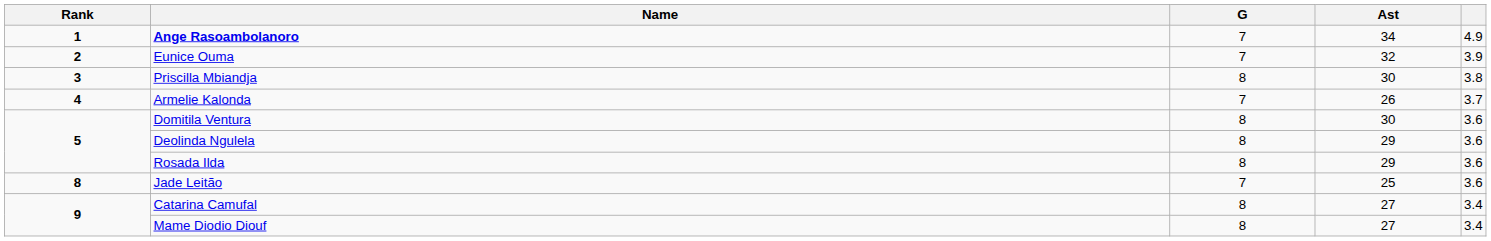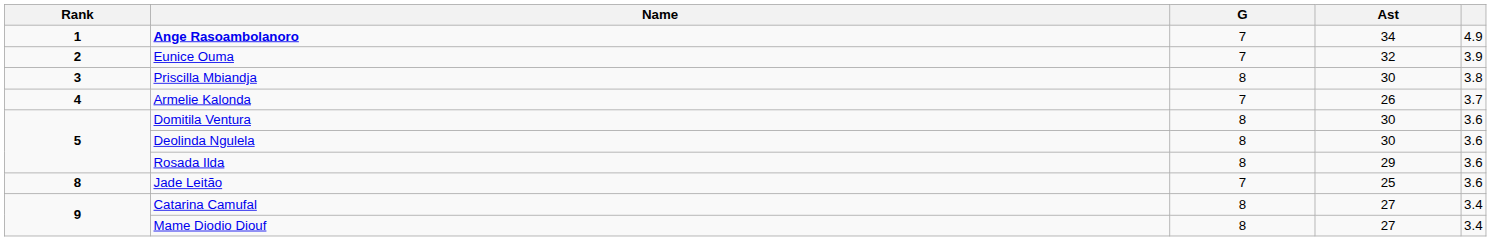(1388, 141) 29 -> (1388, 141) 30
